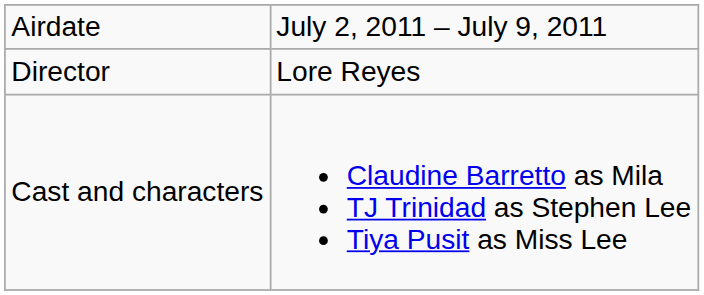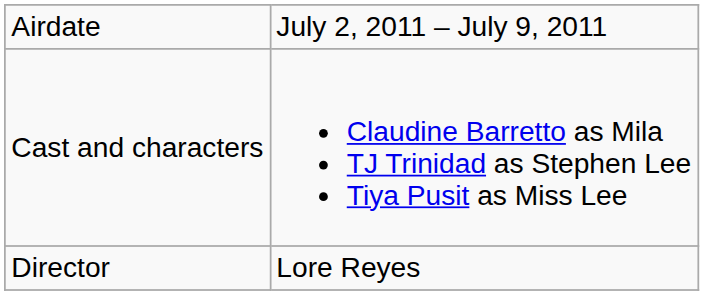rows swapped: (61, 71) <-> (137, 191)
